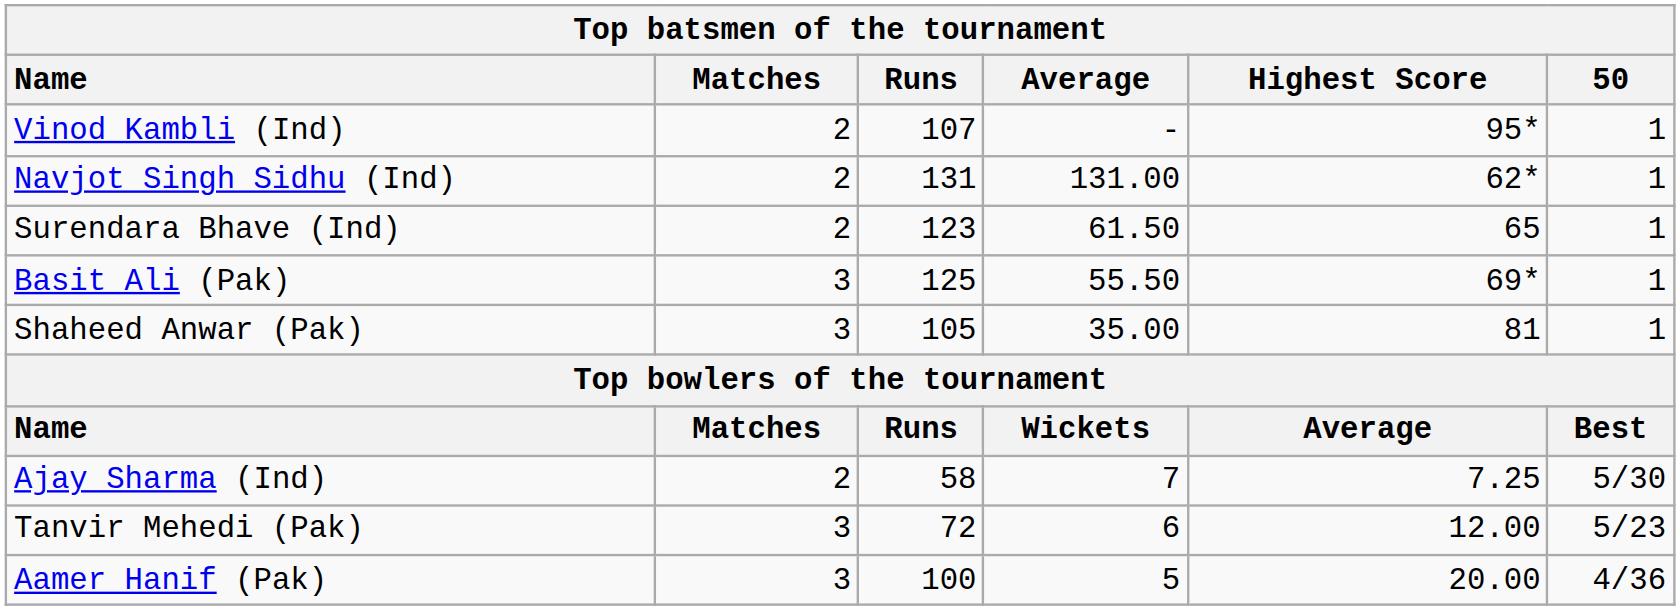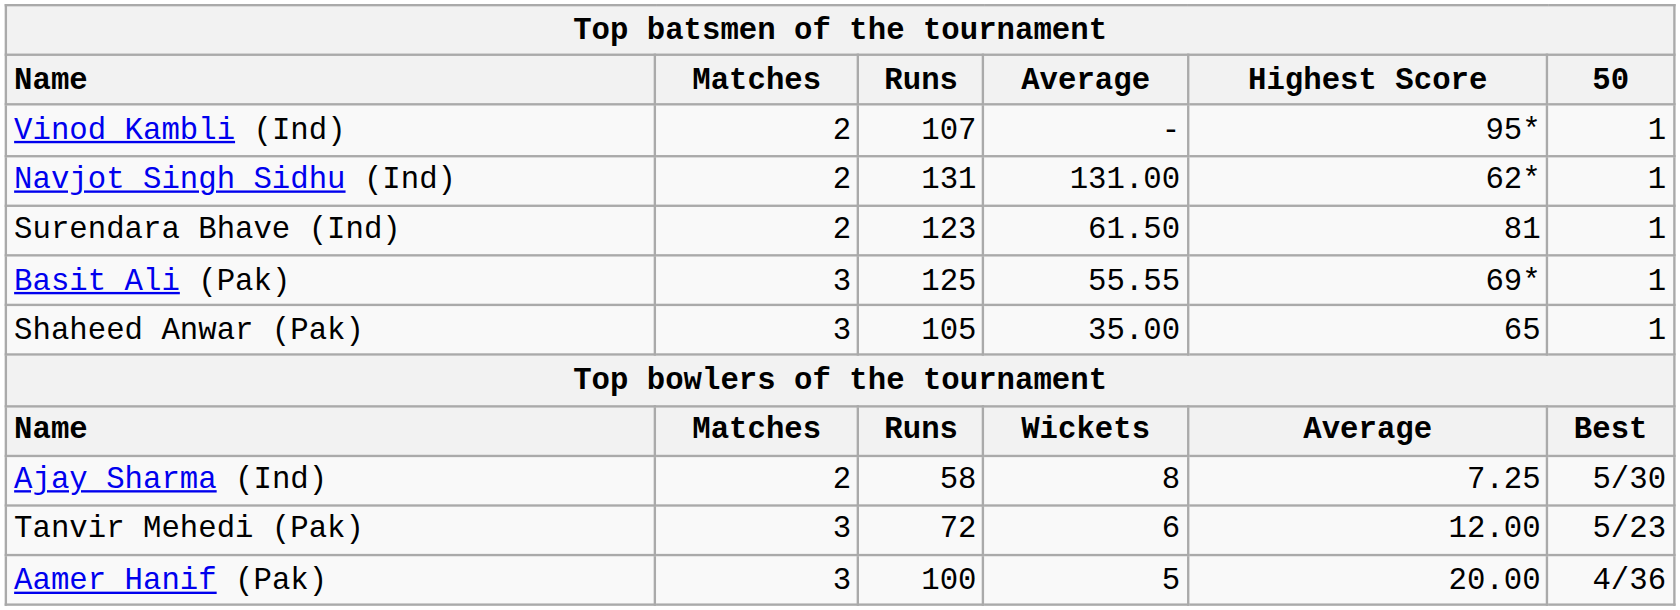(1522, 230) 65 -> (1522, 230) 81
(1134, 280) 55.50 -> (1134, 280) 55.55
(1522, 330) 81 -> (1522, 330) 65
(1171, 480) 7 -> (1171, 480) 8
